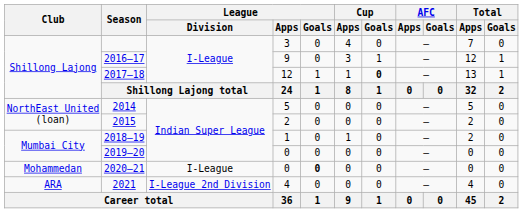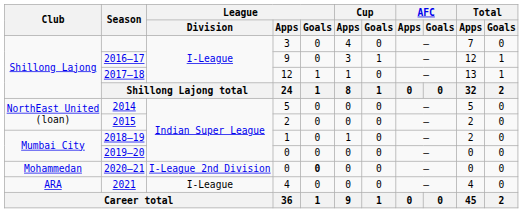(379, 75) bold -> (379, 75) normal
(210, 169) I-League -> (210, 169) I-League 2nd Division
(210, 185) I-League 2nd Division -> (210, 185) I-League
